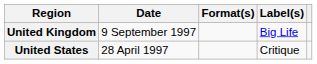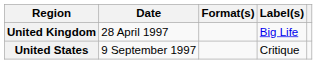(149, 31) 9 September 1997 -> (135, 31) 28 April 1997
(135, 50) 28 April 1997 -> (149, 50) 9 September 1997
